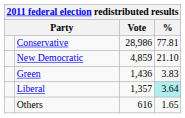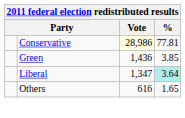(139, 43) no background -> (139, 43) lightyellow background
- row: (50, 58)
(170, 74) 3.83 -> (170, 58) 3.85
(141, 89) 1,357 -> (141, 74) 1,347
